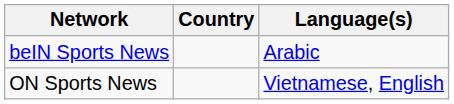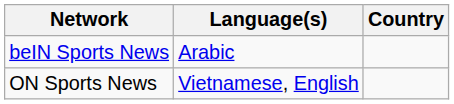columns swapped: (216, 20) <-> (354, 20)
